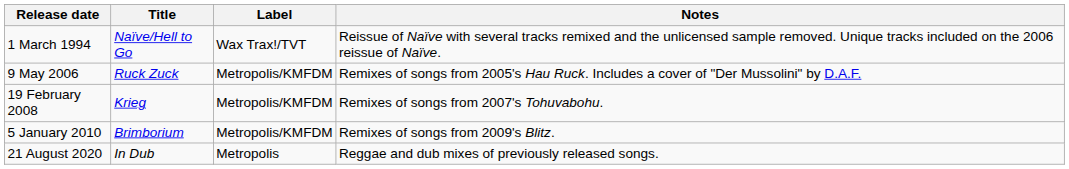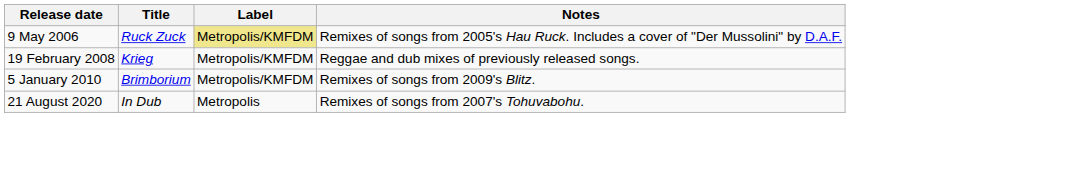- row: (49, 44)
(274, 73) no background -> (255, 36) khaki background
(471, 102) Remixes of songs from 2007's Tohuvabohu. -> (480, 58) Reggae and dub mixes of previously released songs.
(499, 153) Reggae and dub mixes of previously released songs. -> (452, 101) Remixes of songs from 2007's Tohuvabohu.
